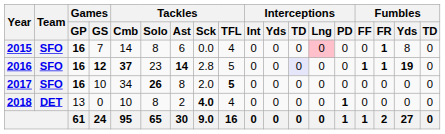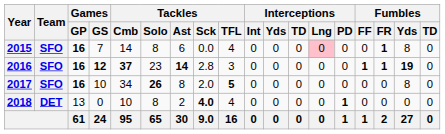(231, 66) 5 -> (231, 66) 3
(299, 66) lavender background -> (299, 66) no background
(407, 84) 0 -> (407, 84) 8
